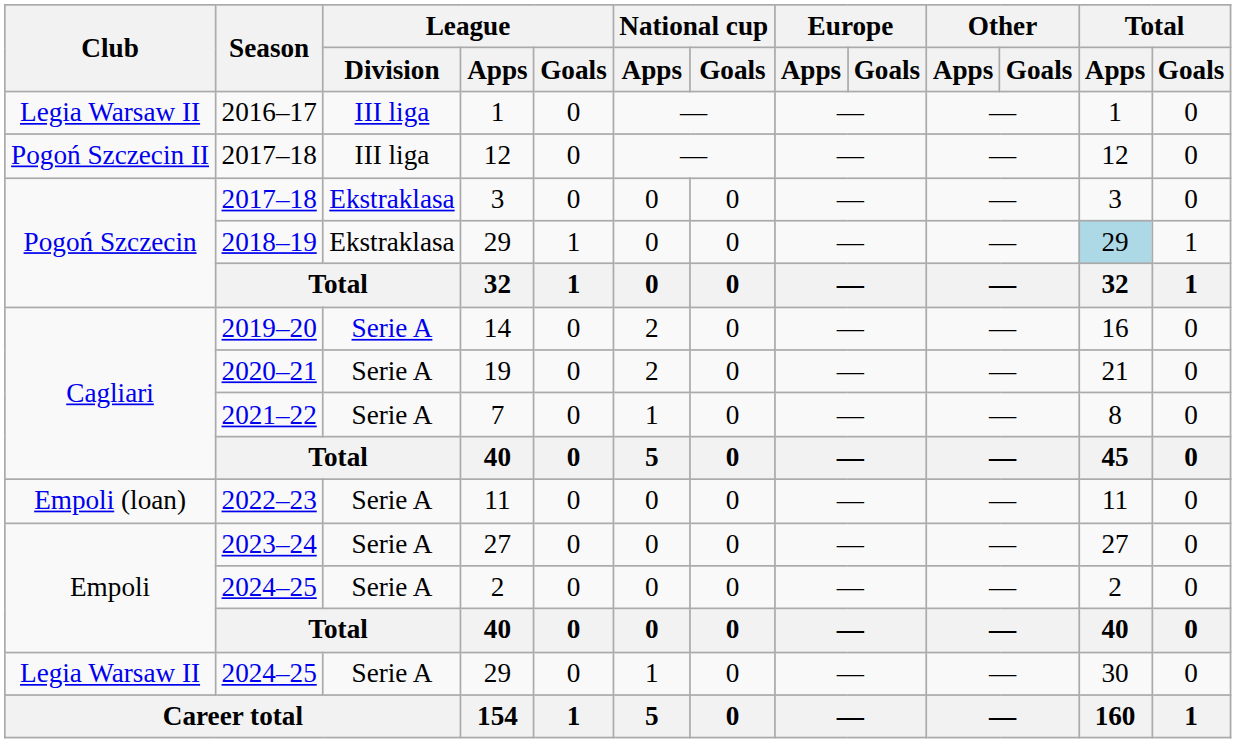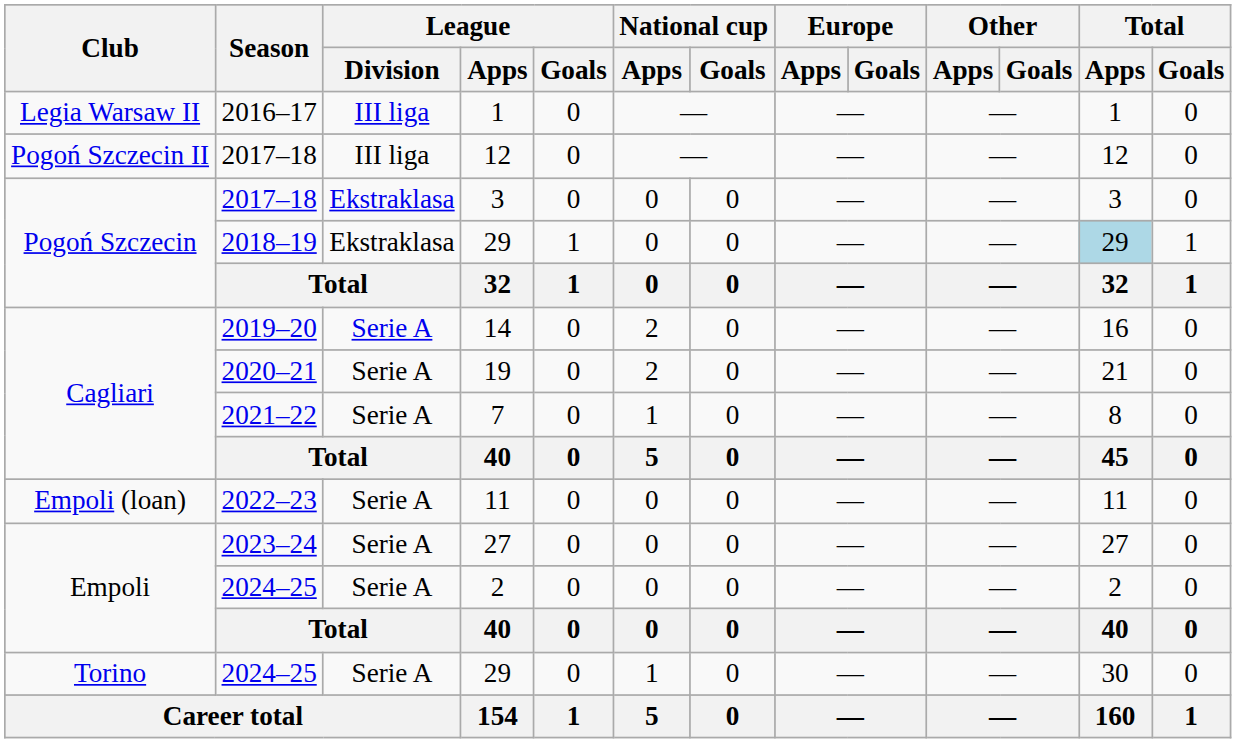(110, 673) Legia Warsaw II -> (110, 673) Torino
